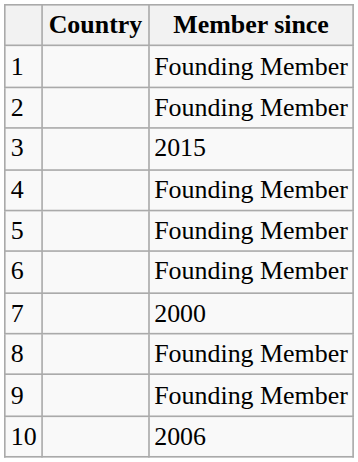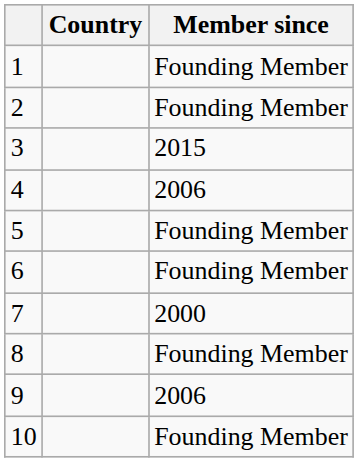(251, 189) Founding Member -> (180, 189) 2006
(251, 395) Founding Member -> (180, 395) 2006
(180, 436) 2006 -> (251, 436) Founding Member
